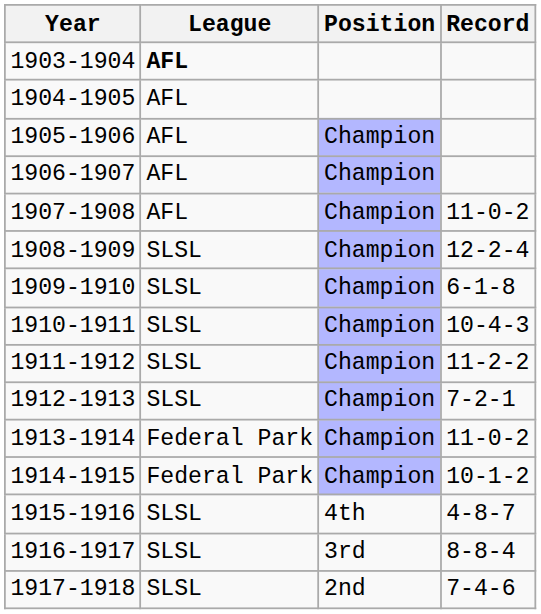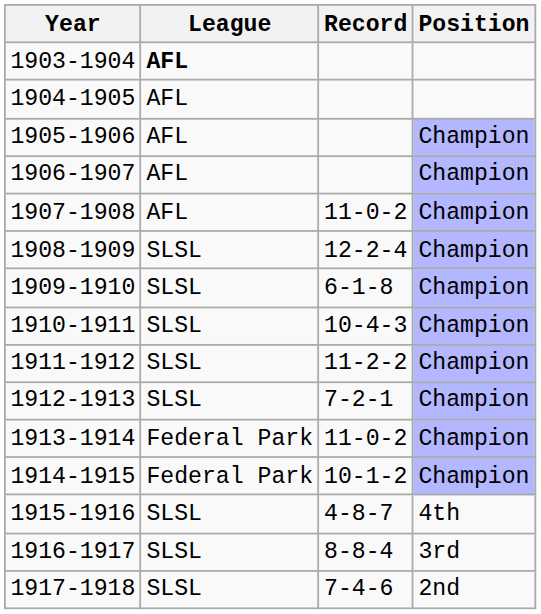columns swapped: (488, 24) <-> (380, 24)
